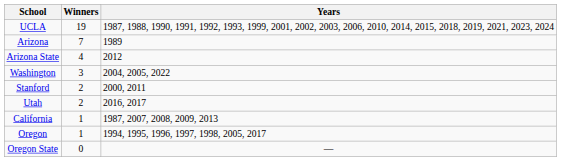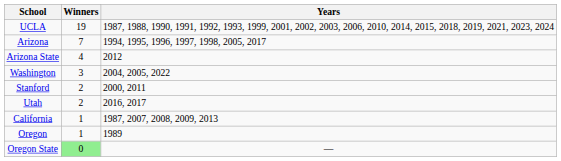(113, 42) 1989 -> (185, 42) 1994, 1995, 1996, 1997, 1998, 2005, 2017
(185, 133) 1994, 1995, 1996, 1997, 1998, 2005, 2017 -> (113, 133) 1989
(81, 149) no background -> (81, 149) lightgreen background
